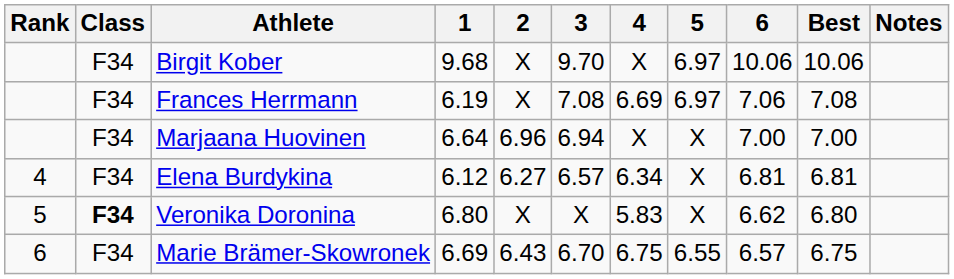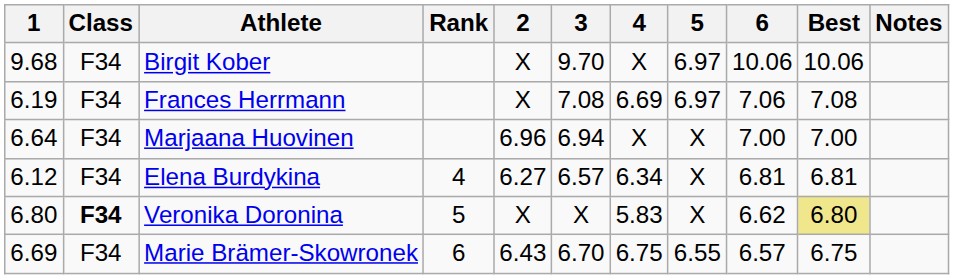columns swapped: (40, 23) <-> (465, 23)
(834, 215) no background -> (834, 215) khaki background
